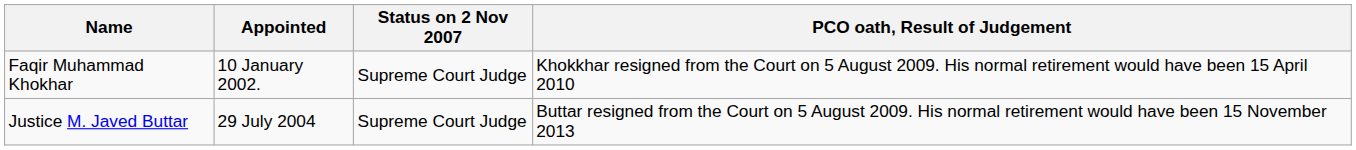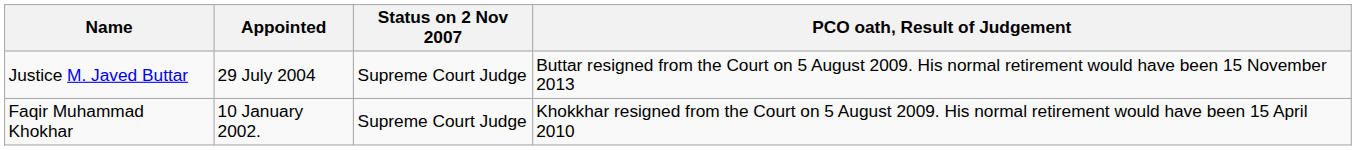rows swapped: (76, 74) <-> (98, 121)
